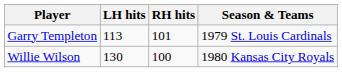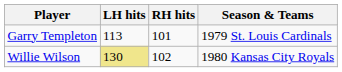(113, 56) no background -> (113, 56) khaki background
(162, 56) 100 -> (162, 56) 102
